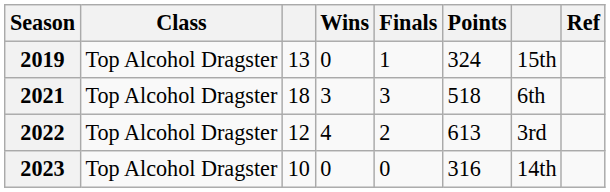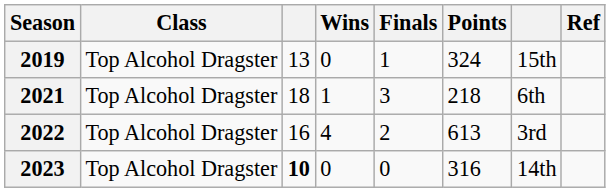(326, 96) 3 -> (326, 96) 1
(464, 96) 518 -> (464, 96) 218
(299, 132) 12 -> (299, 132) 16
(299, 169) normal -> (299, 169) bold
